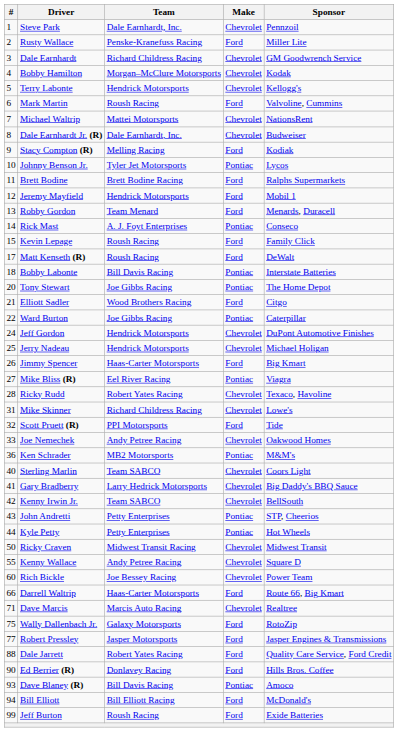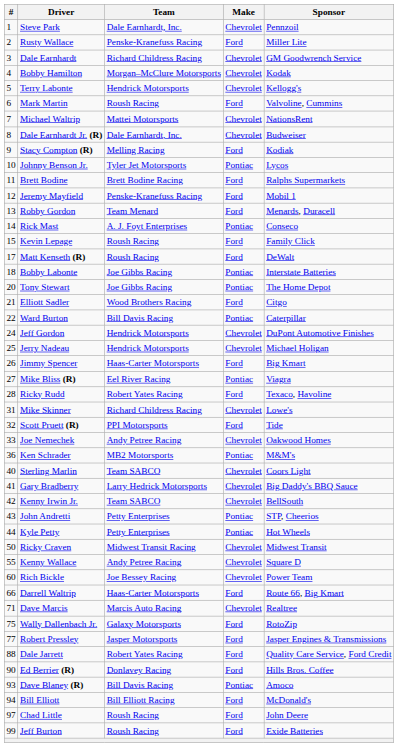(148, 195) Hendrick Motorsports -> (154, 195) Penske-Kranefuss Racing
(140, 272) Bill Davis Racing -> (139, 272) Joe Gibbs Racing
(139, 318) Joe Gibbs Racing -> (140, 318) Bill Davis Racing
(244, 394) Chevrolet -> (234, 394) Ford
+ row: (41, 715)
